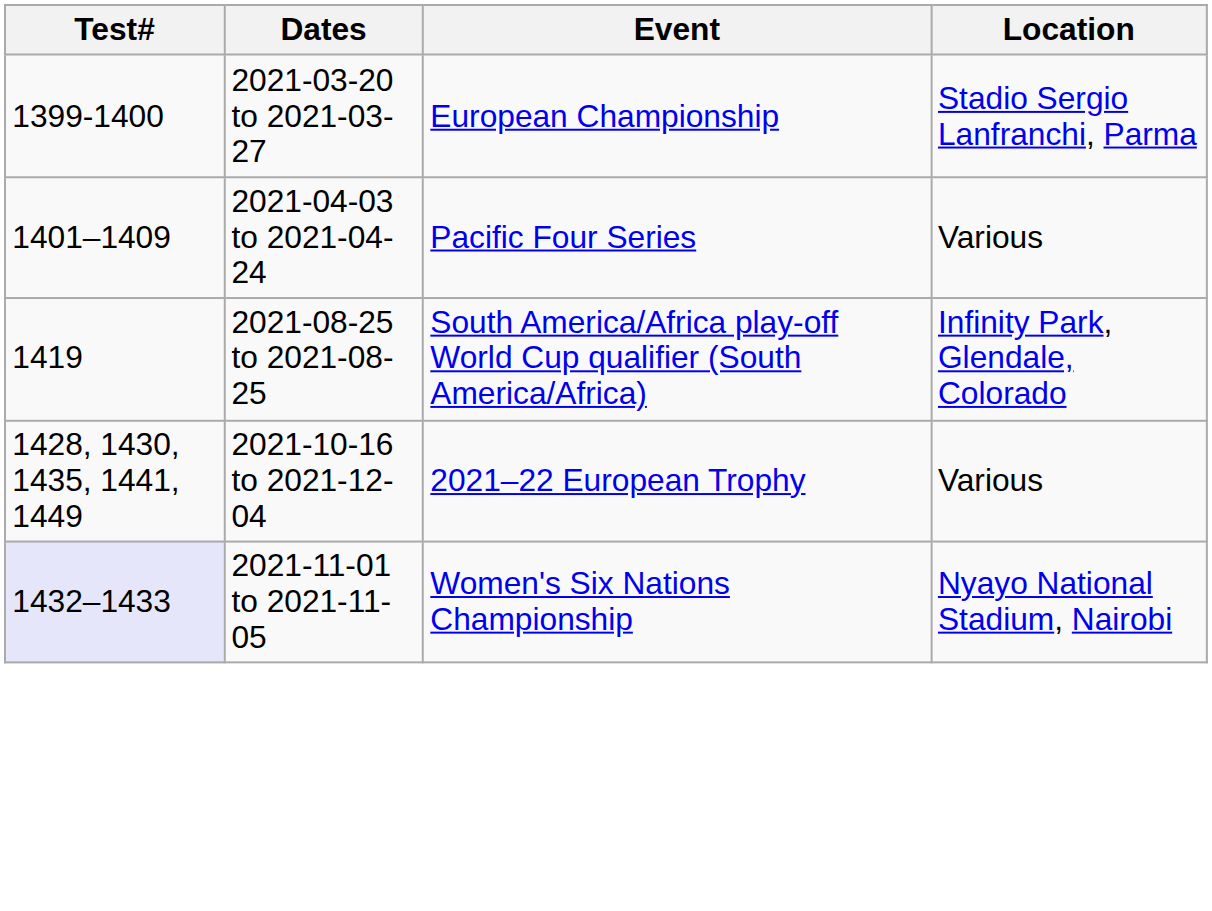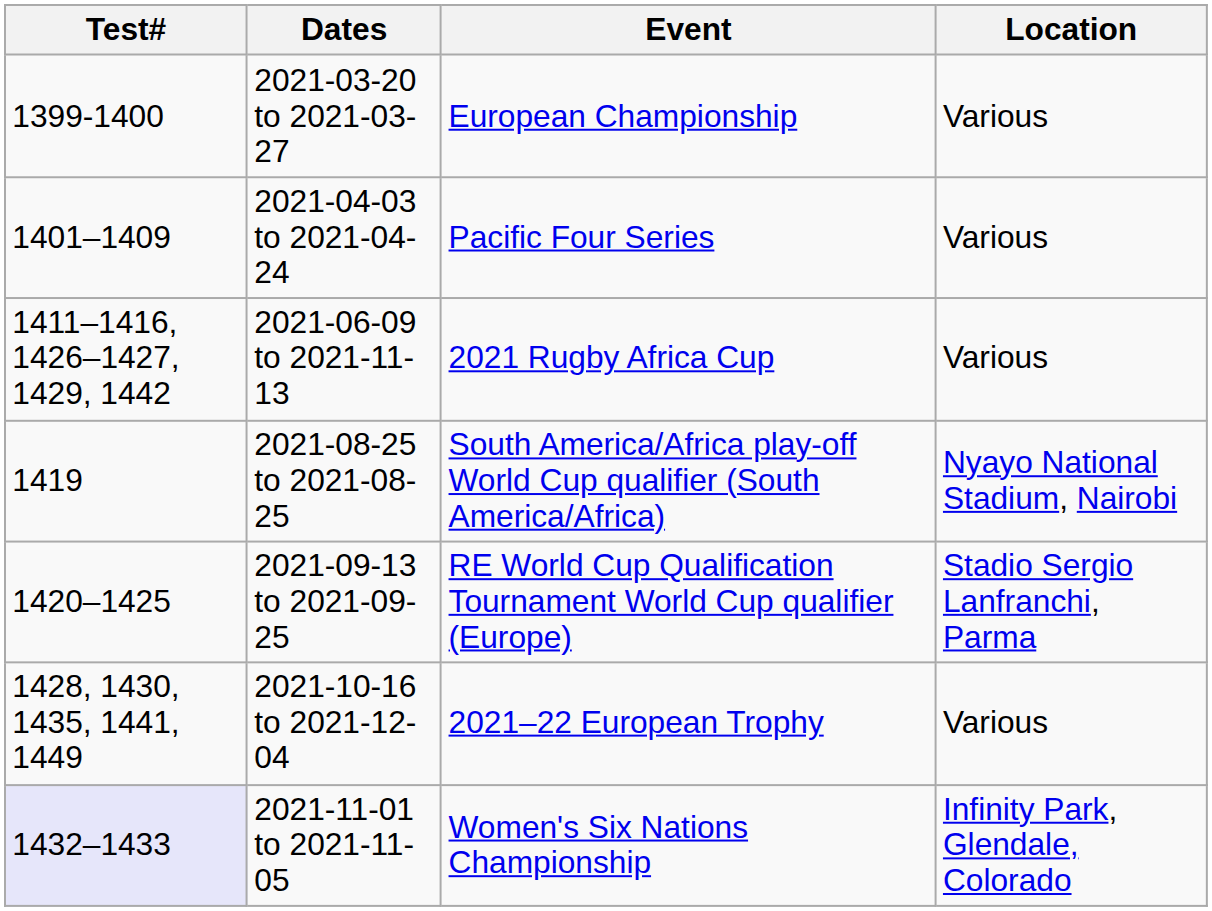(1067, 115) Stadio Sergio Lanfranchi, Parma -> (995, 115) Various
+ row: (335, 358)
(1025, 358) Infinity Park, Glendale, Colorado -> (1060, 480) Nyayo National Stadium, Nairobi
+ row: (335, 601)
(1055, 601) Nyayo National Stadium, Nairobi -> (1030, 844) Infinity Park, Glendale, Colorado
